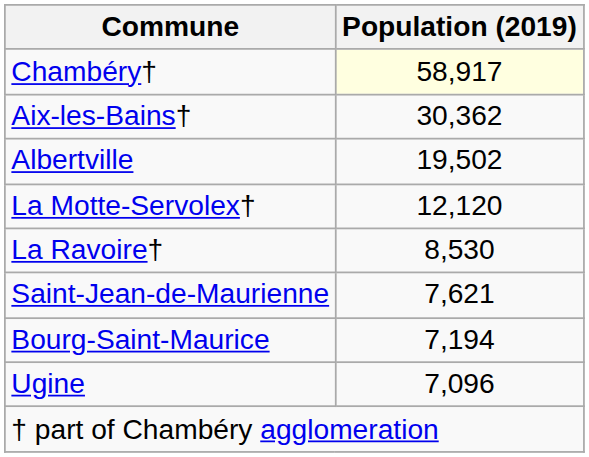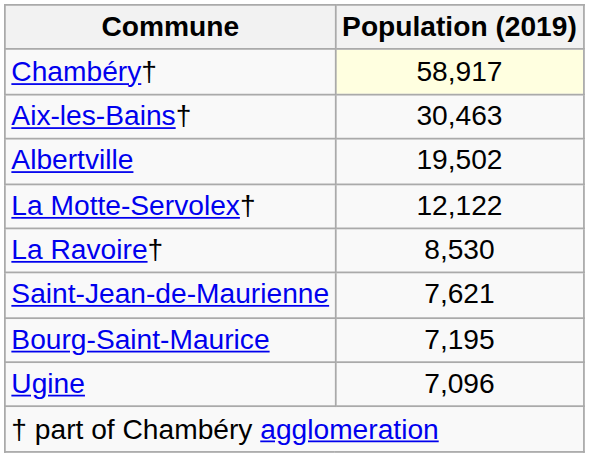(459, 116) 30,362 -> (459, 116) 30,463
(459, 205) 12,120 -> (459, 205) 12,122
(459, 339) 7,194 -> (459, 339) 7,195
